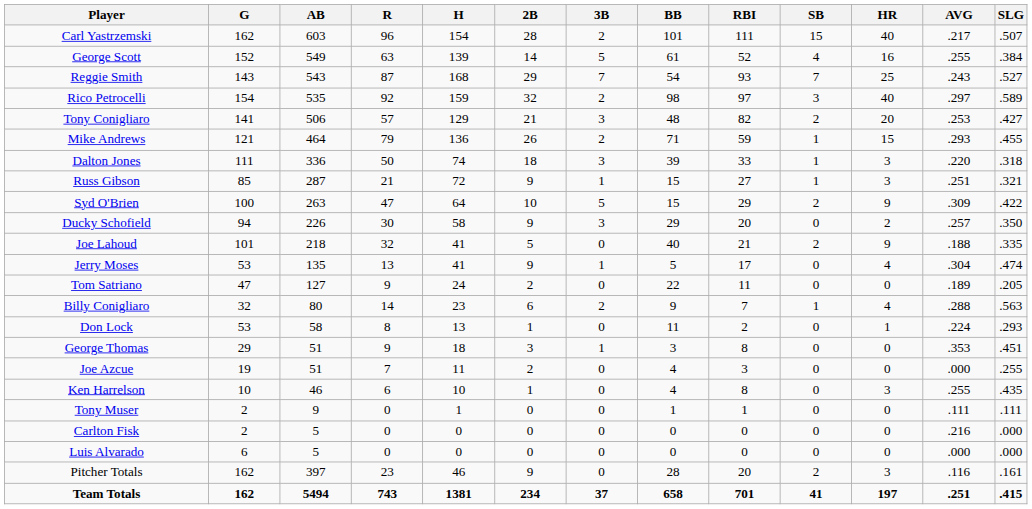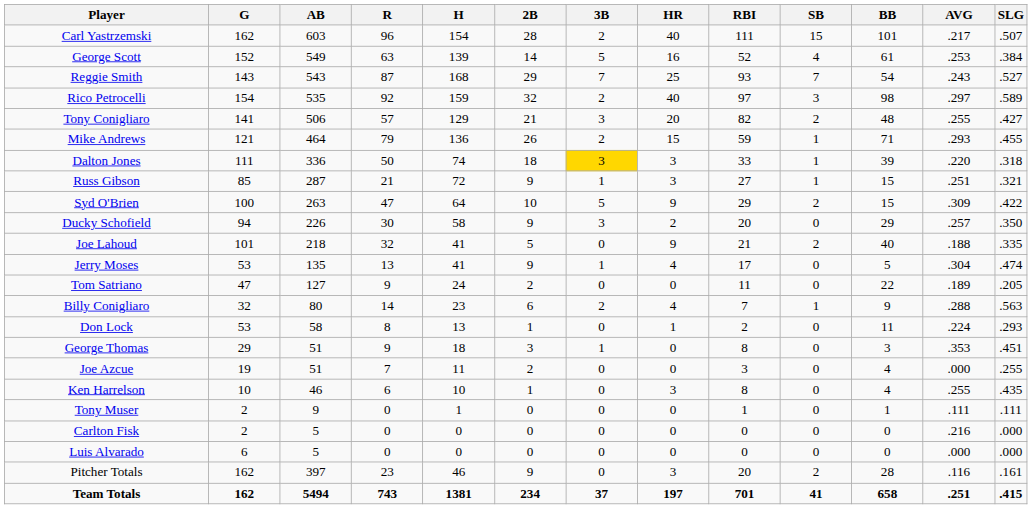columns swapped: (887, 14) <-> (673, 14)
(959, 56) .255 -> (959, 56) .253
(959, 118) .253 -> (959, 118) .255
(602, 160) no background -> (602, 160) gold background
